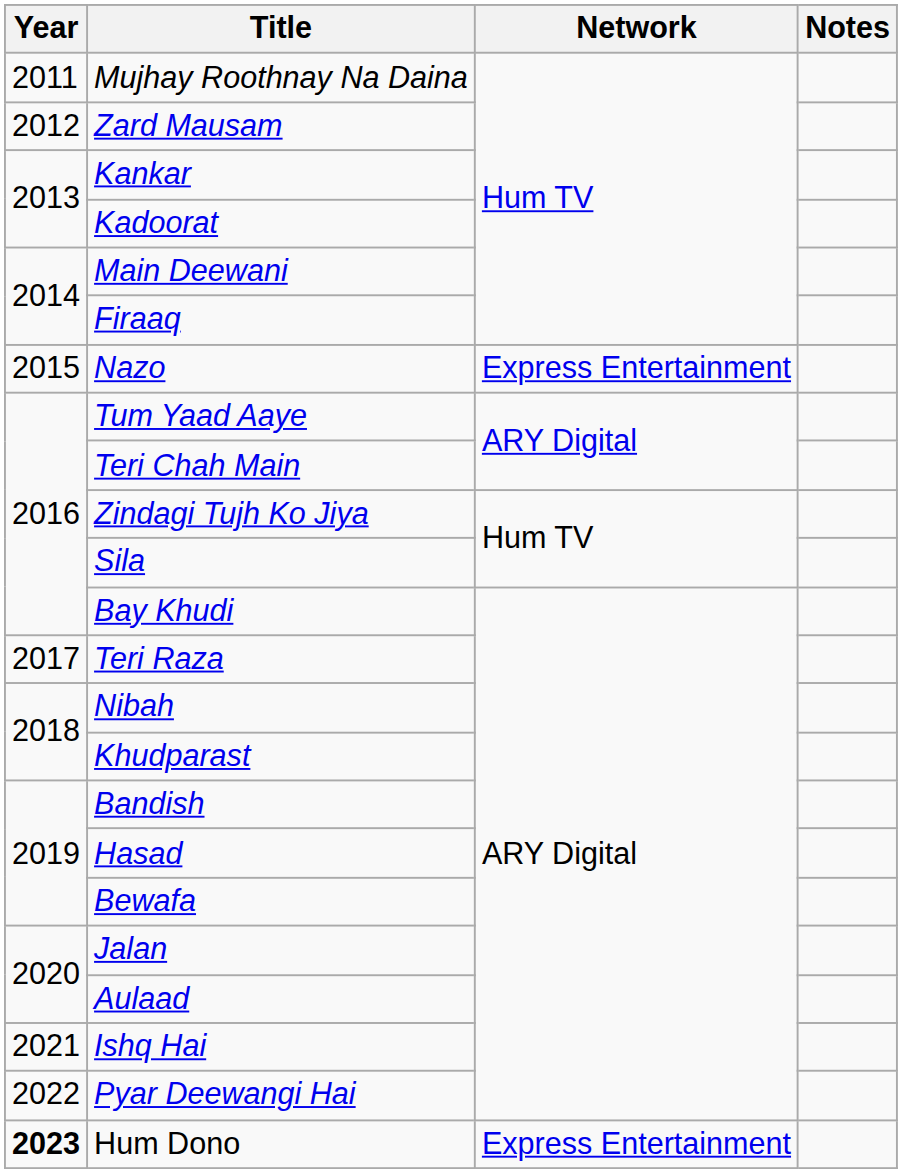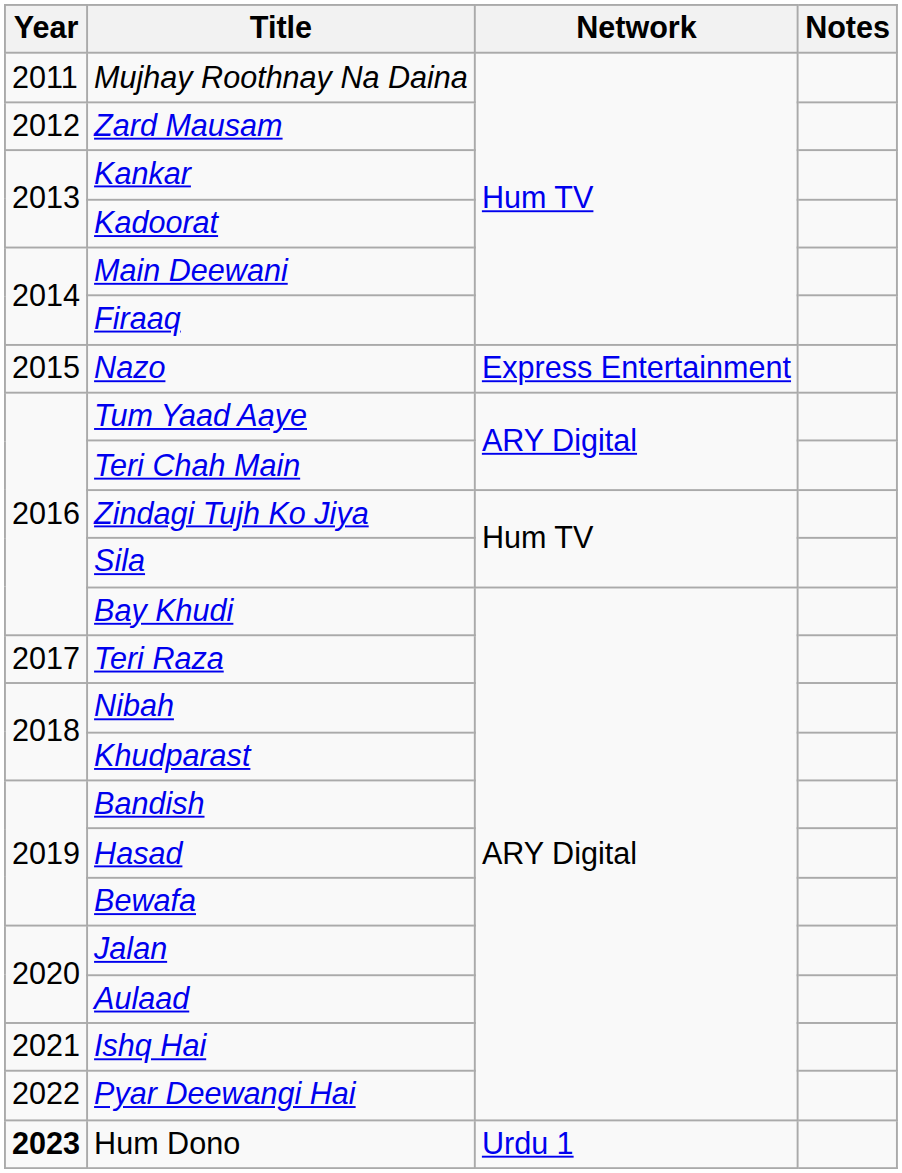(636, 1143) Express Entertainment -> (528, 1143) Urdu 1
